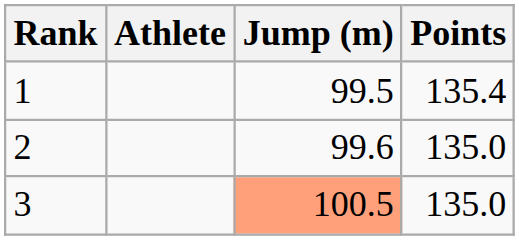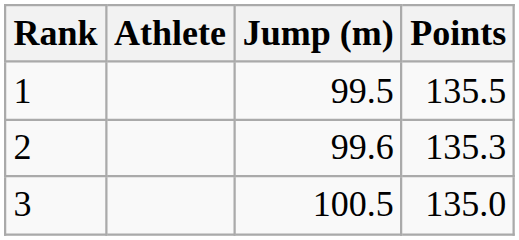(466, 90) 135.4 -> (466, 90) 135.5
(466, 147) 135.0 -> (466, 147) 135.3
(353, 204) lightsalmon background -> (353, 204) no background
